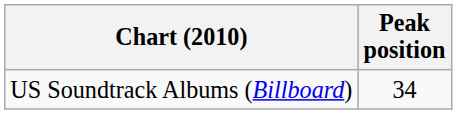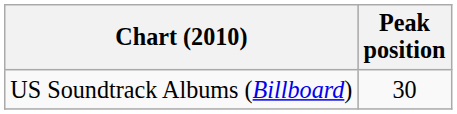(404, 89) 34 -> (404, 89) 30
